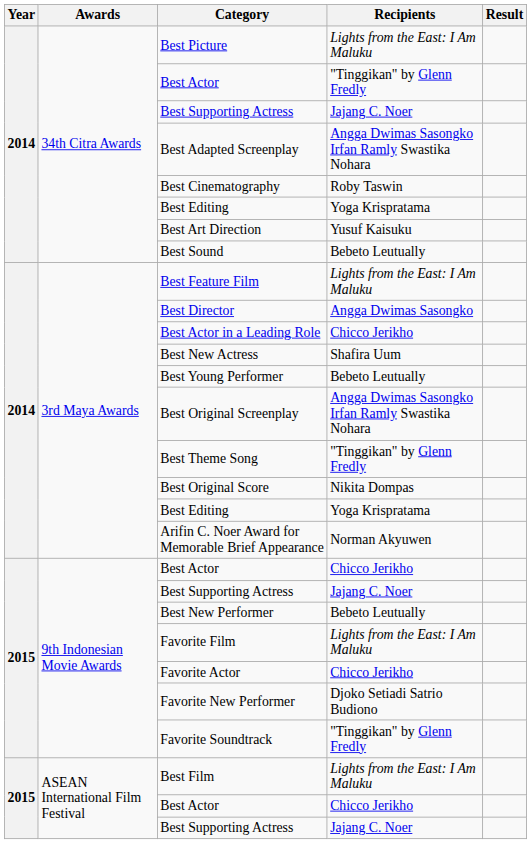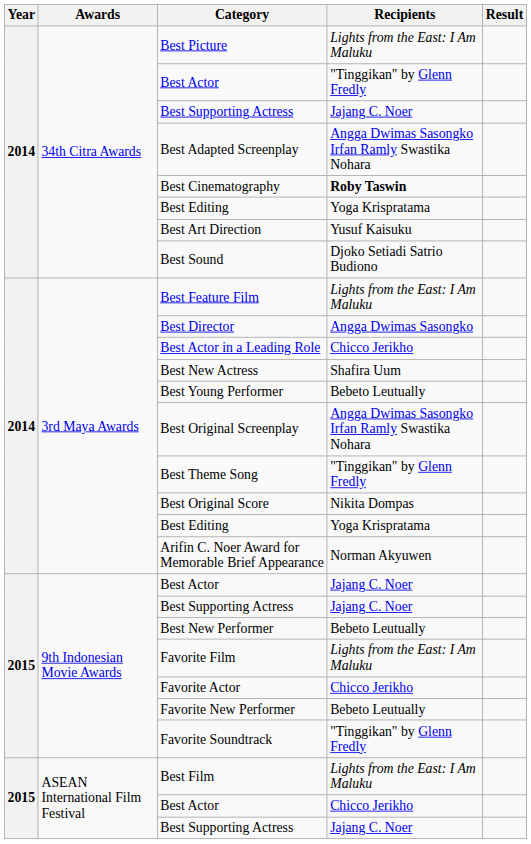(366, 186) normal -> (368, 186) bold
(378, 251) Bebeto Leutually -> (386, 259) Djoko Setiadi Satrio Budiono
(372, 569) Chicco Jerikho -> (371, 584) Jajang C. Noer
(386, 701) Djoko Setiadi Satrio Budiono -> (378, 709) Bebeto Leutually
